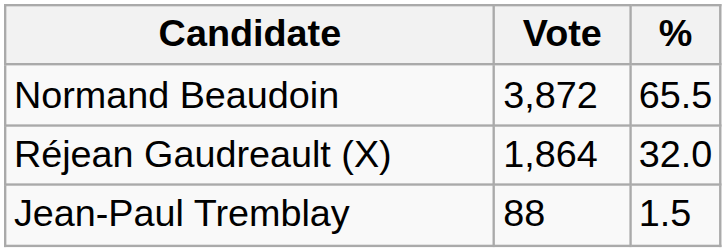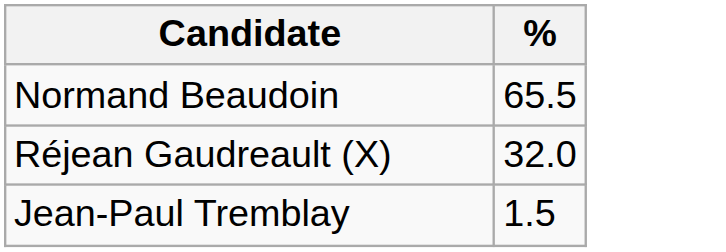- column: (562, 34)
